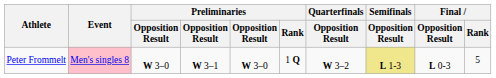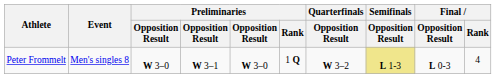(100, 60) pink background -> (100, 60) no background
(478, 60) 5 -> (478, 60) 4
